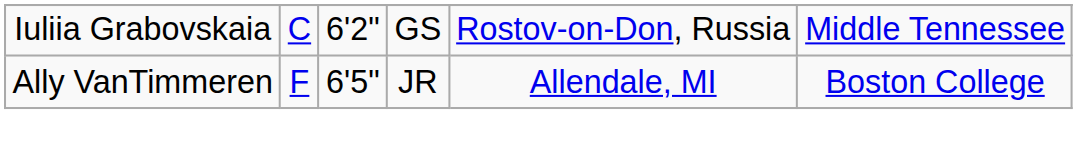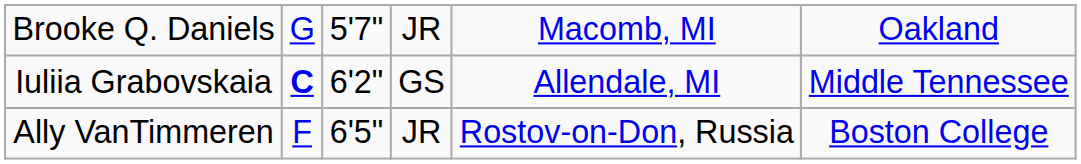+ row: (144, 30)
(299, 30) normal -> (302, 81) bold
(623, 30) Rostov-on-Don, Russia -> (627, 81) Allendale, MI
(623, 81) Allendale, MI -> (627, 132) Rostov-on-Don, Russia
